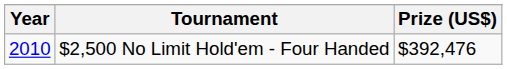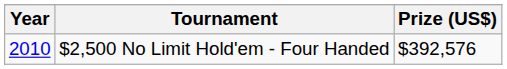(437, 49) $392,476 -> (437, 49) $392,576
